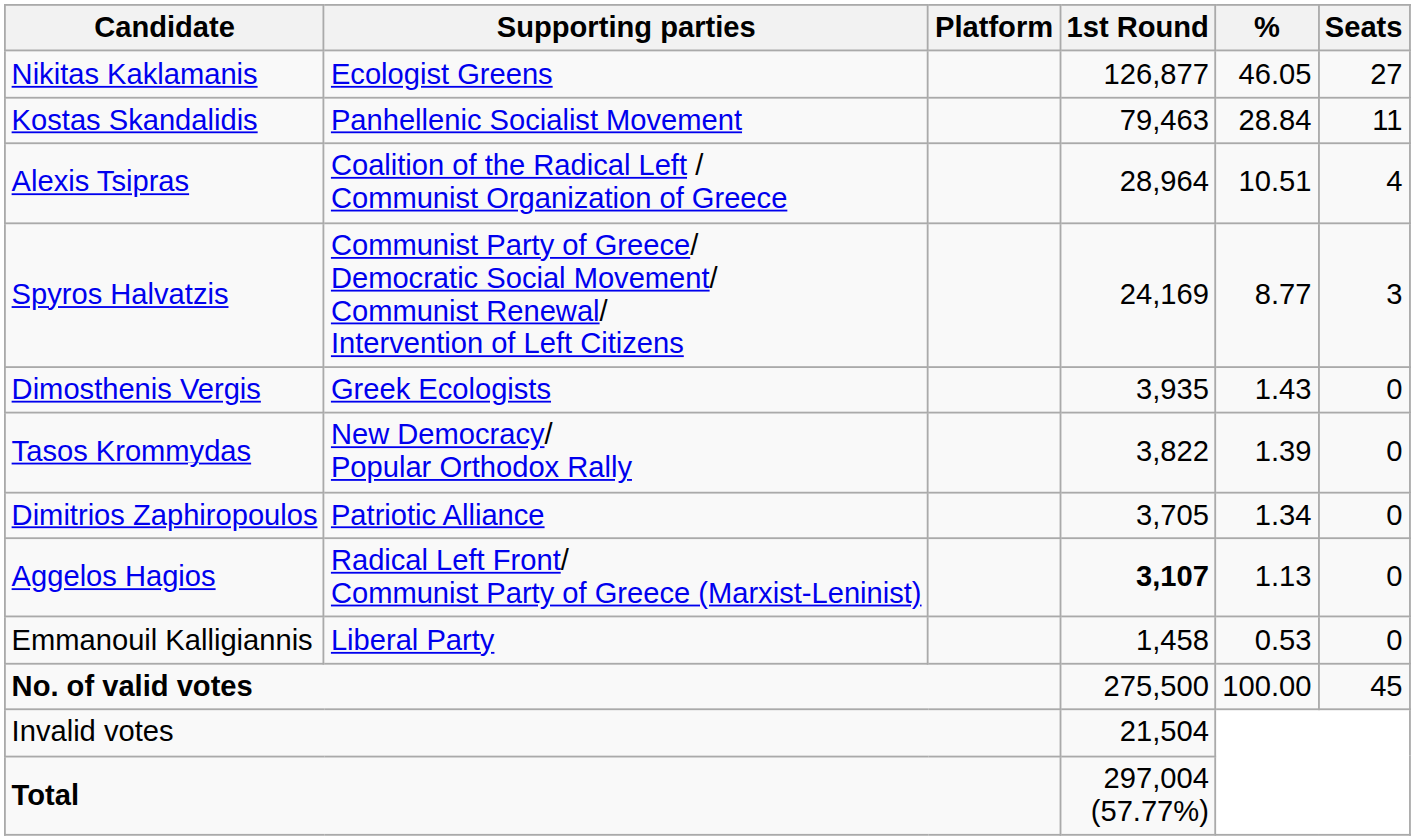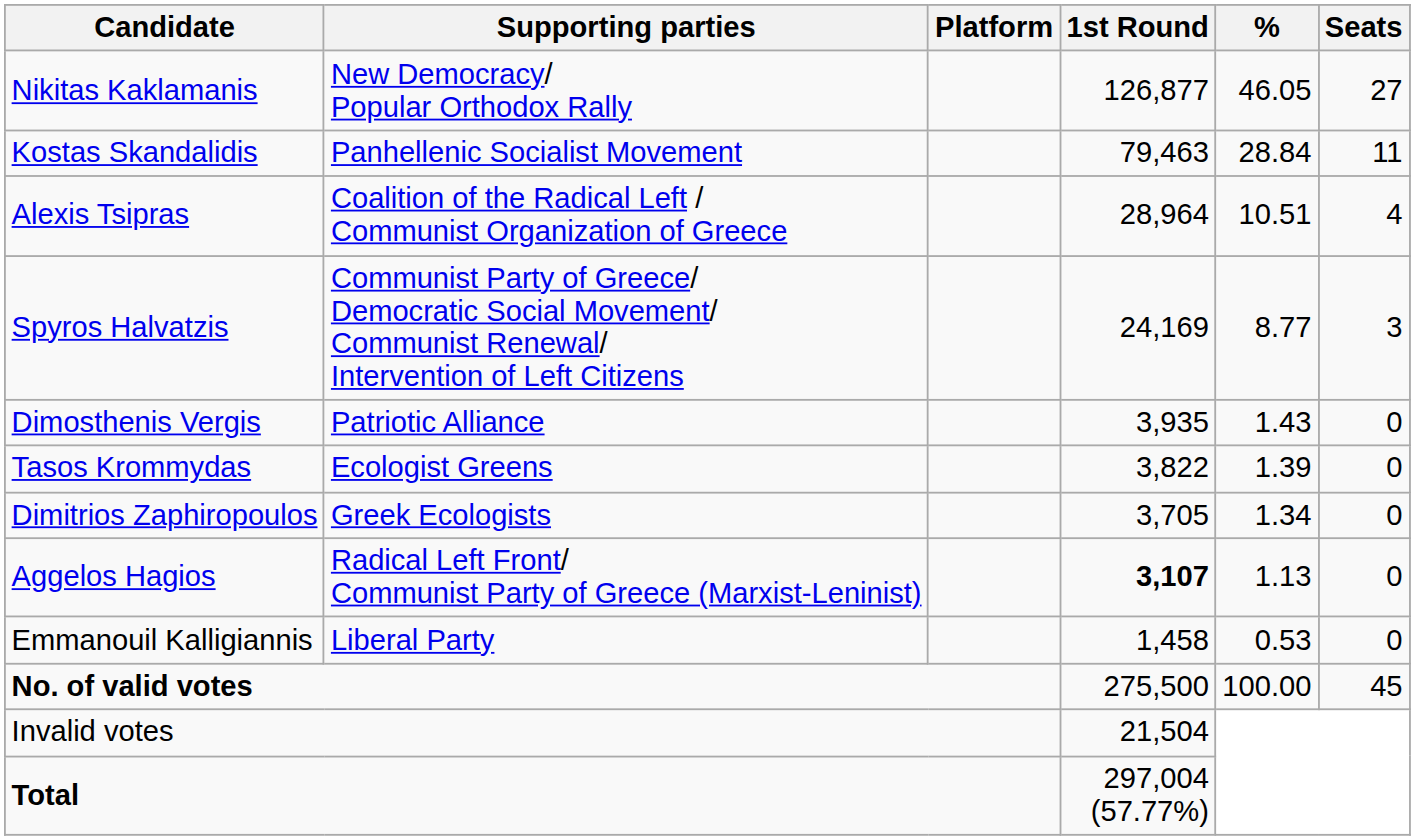(442, 73) Ecologist Greens -> (481, 90) New Democracy/ Popular Orthodox Rally
(441, 389) Greek Ecologists -> (438, 422) Patriotic Alliance
(481, 452) New Democracy/ Popular Orthodox Rally -> (442, 468) Ecologist Greens
(438, 514) Patriotic Alliance -> (441, 514) Greek Ecologists
